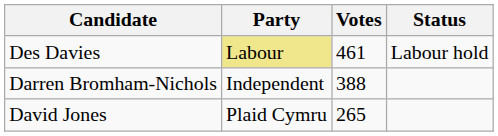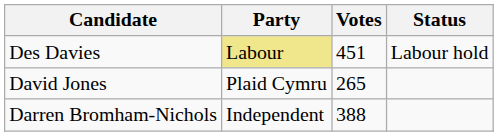(351, 51) 461 -> (351, 51) 451
rows swapped: (113, 83) <-> (58, 114)
